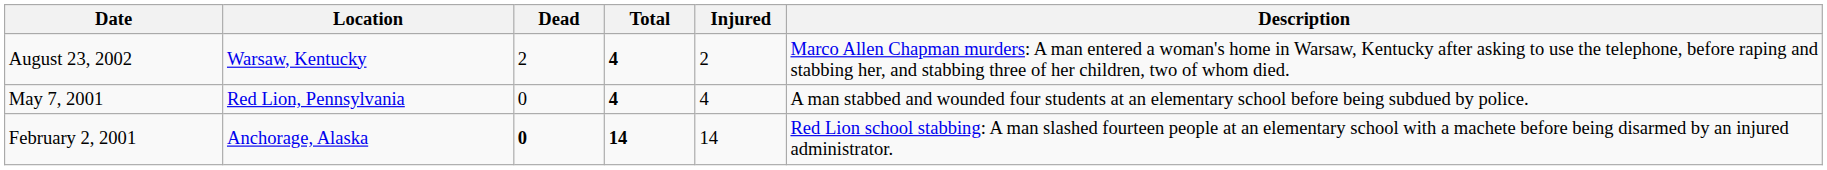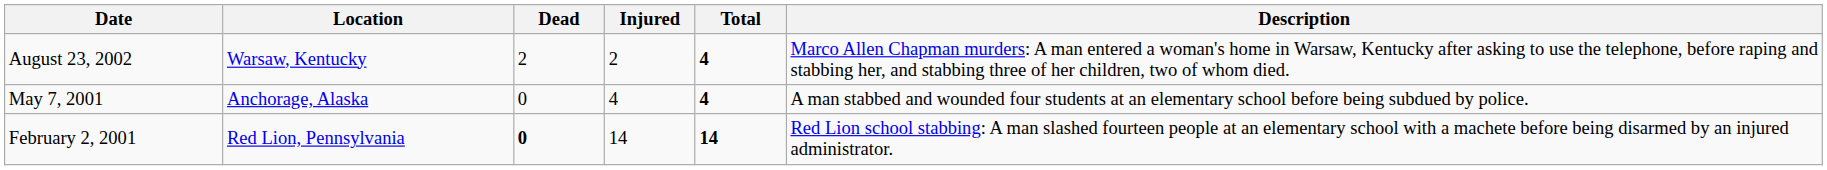columns swapped: (741, 19) <-> (650, 19)
(316, 98) Red Lion, Pennsylvania -> (298, 98) Anchorage, Alaska
(298, 138) Anchorage, Alaska -> (316, 138) Red Lion, Pennsylvania
